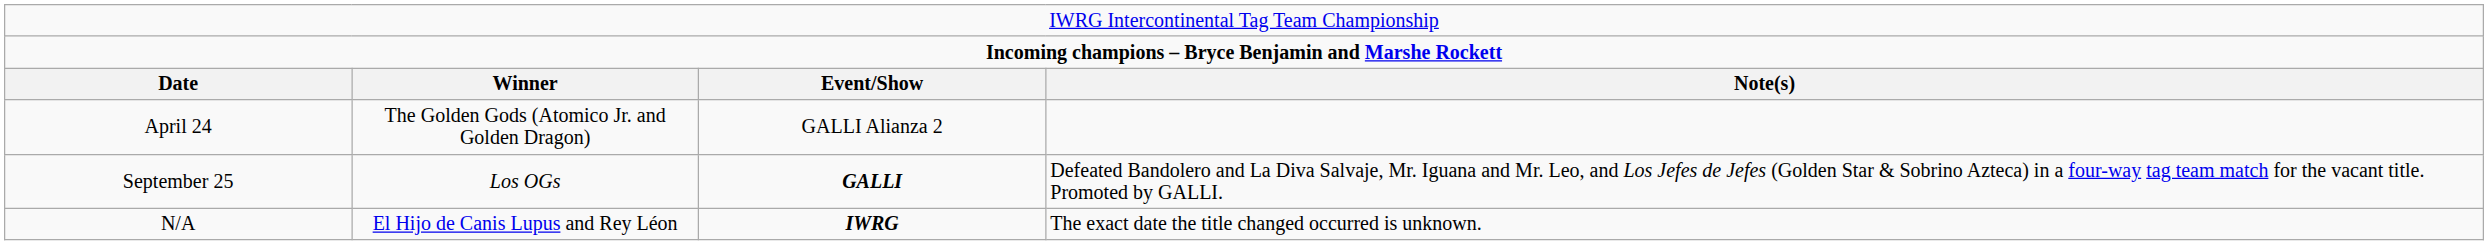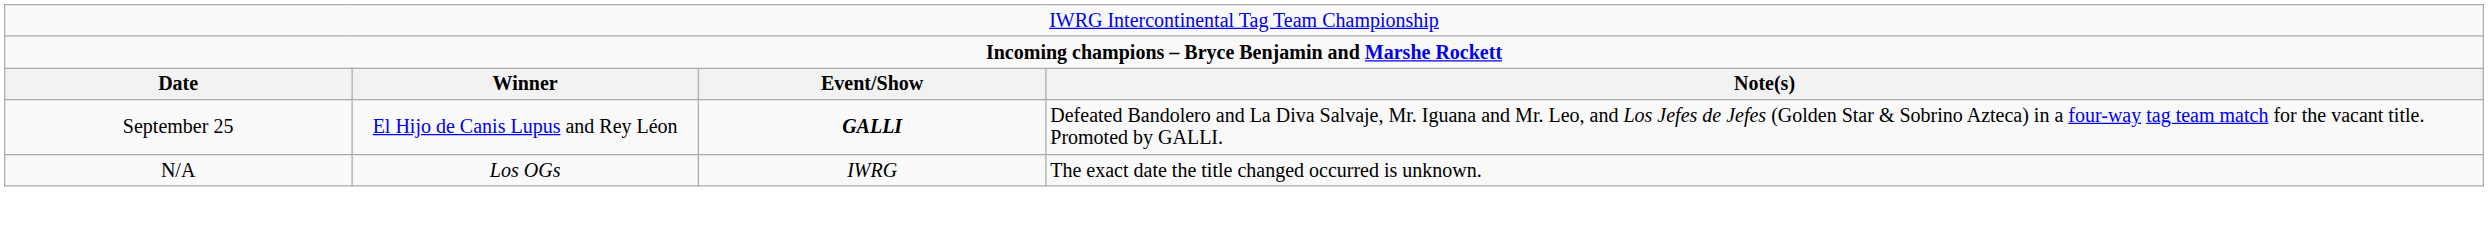- row: (178, 126)
(525, 180) Los OGs -> (525, 126) El Hijo de Canis Lupus and Rey Léon
(525, 223) El Hijo de Canis Lupus and Rey Léon -> (525, 169) Los OGs
(872, 223) bold -> (872, 169) normal
